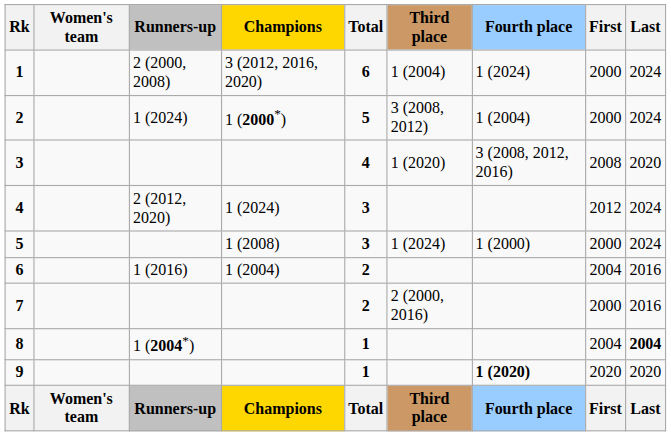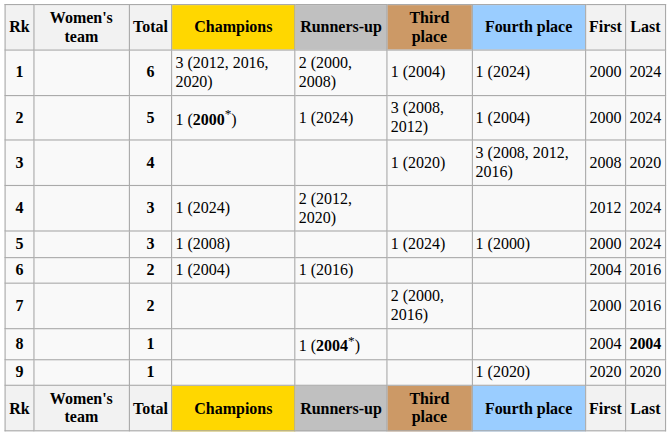columns swapped: (366, 27) <-> (175, 27)
(503, 372) bold -> (503, 372) normal
